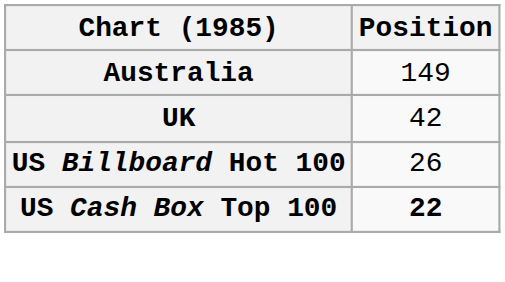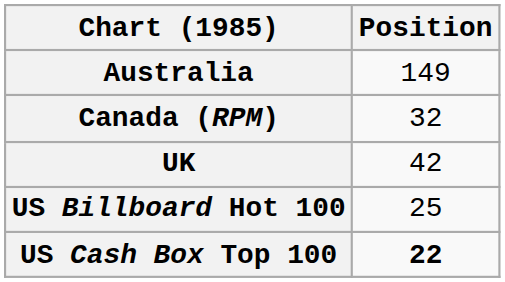+ row: (179, 118)
(426, 164) 26 -> (426, 209) 25
